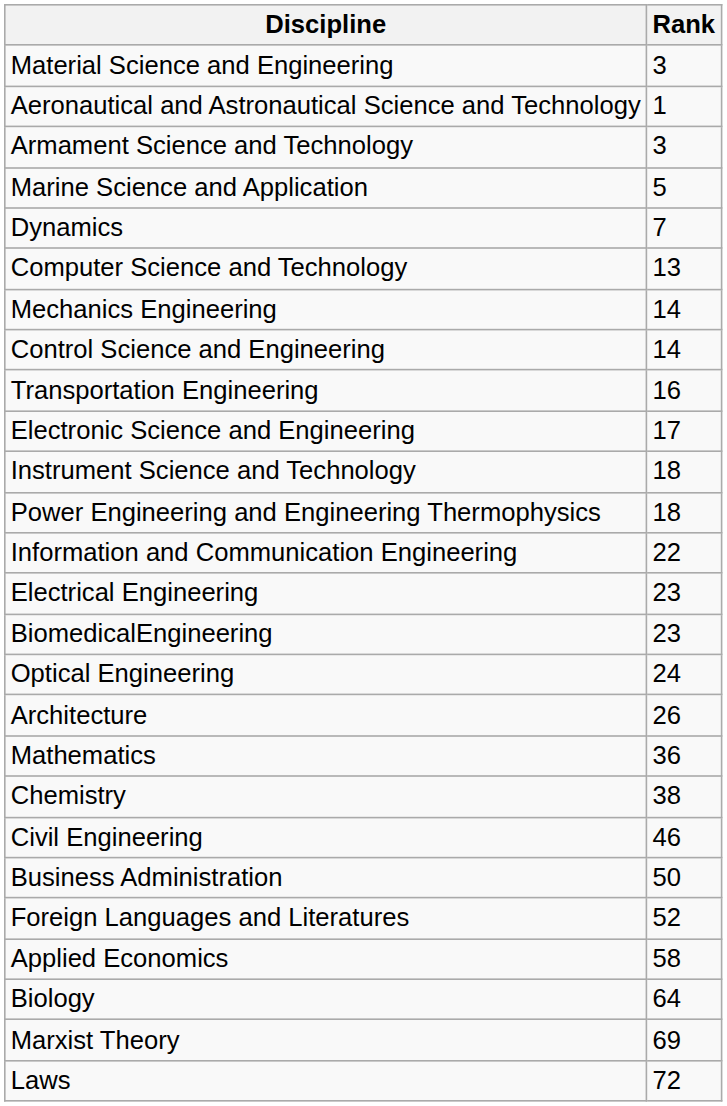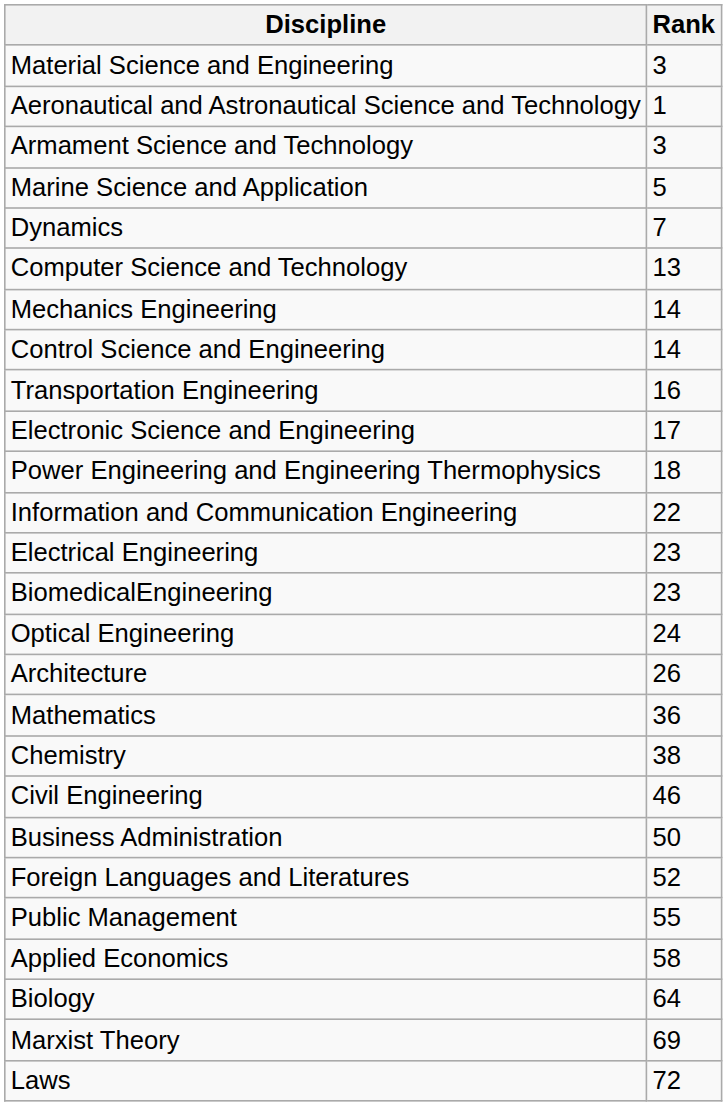- row: (213, 471)
+ row: (124, 918)
